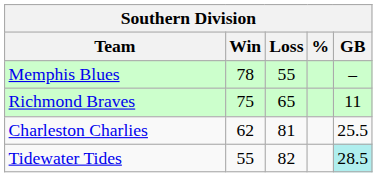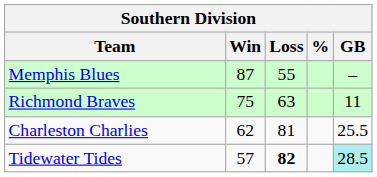(245, 74) 78 -> (245, 74) 87
(286, 102) 65 -> (286, 102) 63
(245, 158) 55 -> (245, 158) 57
(286, 158) normal -> (286, 158) bold
